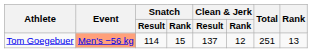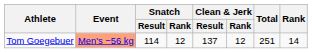(180, 41) 15 -> (180, 41) 12
(294, 41) 13 -> (294, 41) 14
